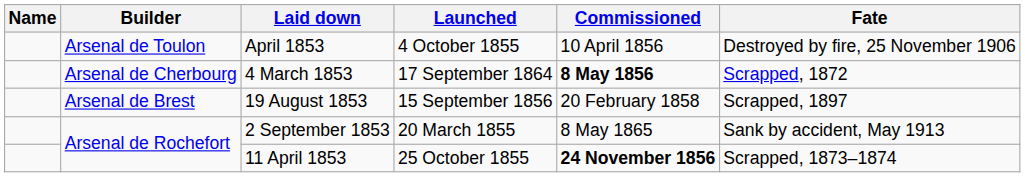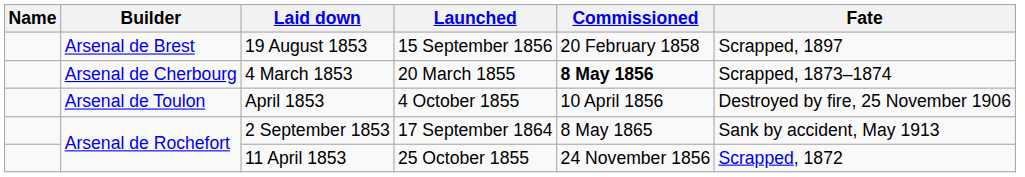rows swapped: (285, 46) <-> (306, 102)
(475, 74) 17 September 1864 -> (457, 74) 20 March 1855
(785, 74) Scrapped, 1872 -> (805, 74) Scrapped, 1873–1874
(457, 130) 20 March 1855 -> (475, 130) 17 September 1864
(638, 158) bold -> (635, 158) normal
(810, 158) Scrapped, 1873–1874 -> (781, 158) Scrapped, 1872
